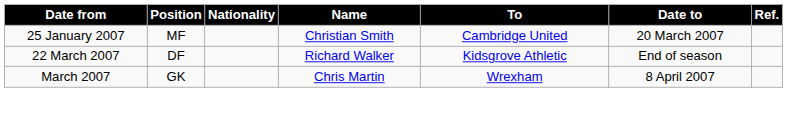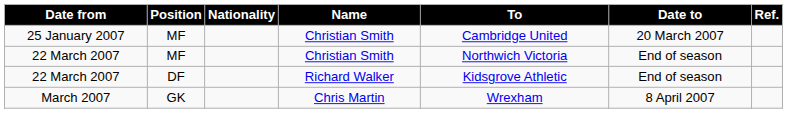+ row: (76, 57)
